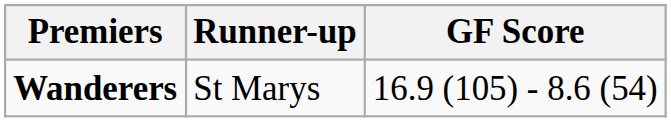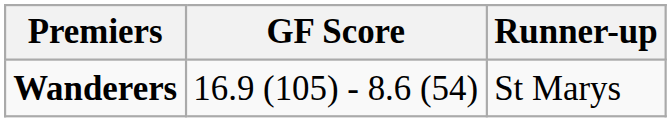columns swapped: (515, 32) <-> (275, 32)
